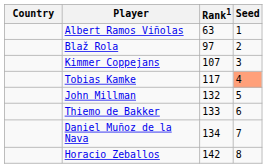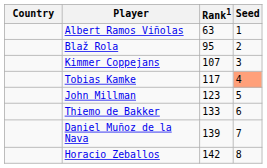(208, 47) 97 -> (208, 47) 95
(211, 95) 132 -> (211, 95) 123
(211, 133) 134 -> (211, 133) 139
